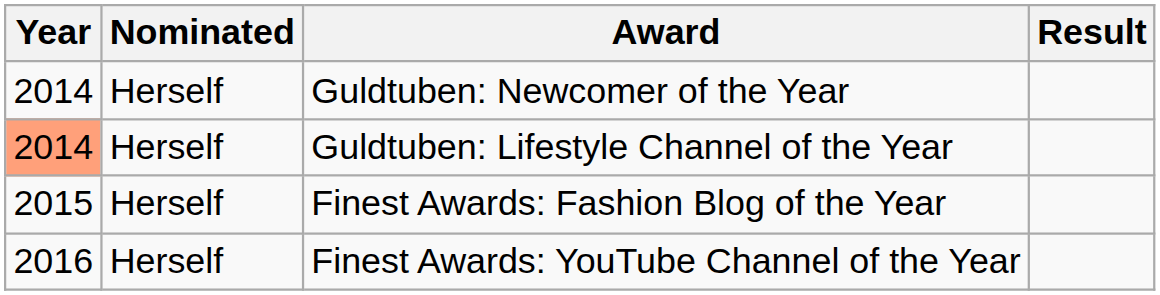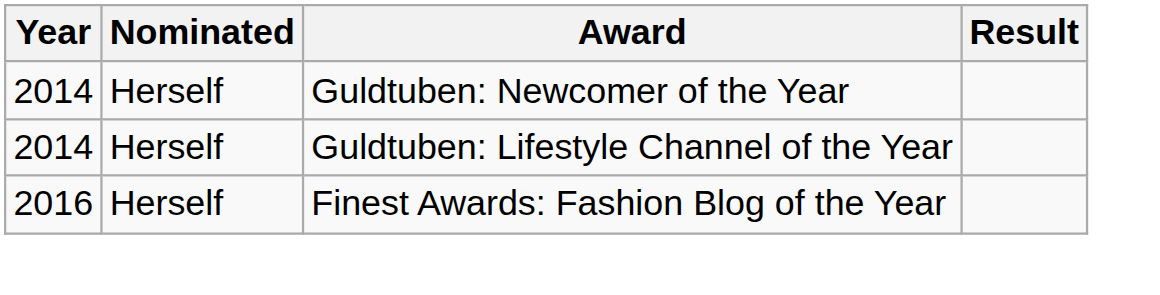(53, 146) lightsalmon background -> (53, 146) no background
(53, 203) 2015 -> (53, 203) 2016
- row: (666, 260)
